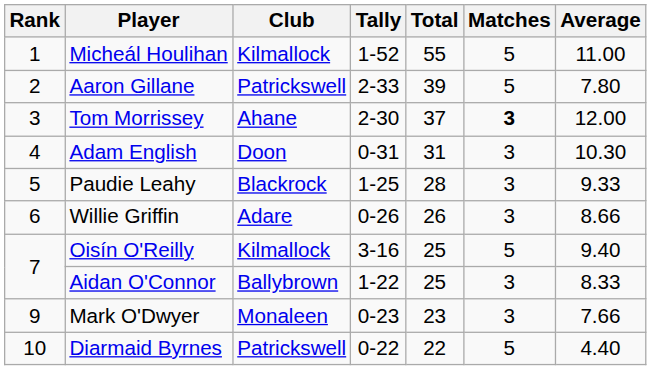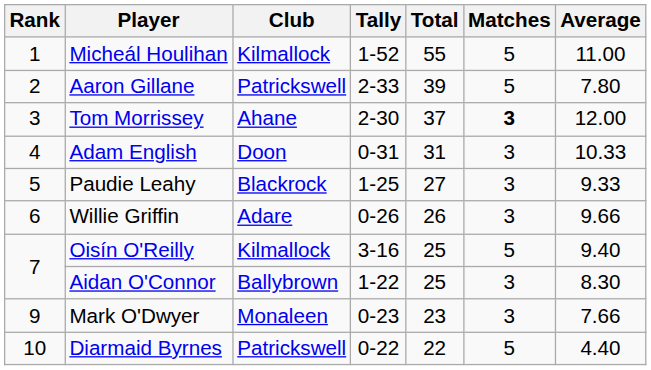(600, 151) 10.30 -> (600, 151) 10.33
(435, 184) 28 -> (435, 184) 27
(600, 217) 8.66 -> (600, 217) 9.66
(600, 282) 8.33 -> (600, 282) 8.30
